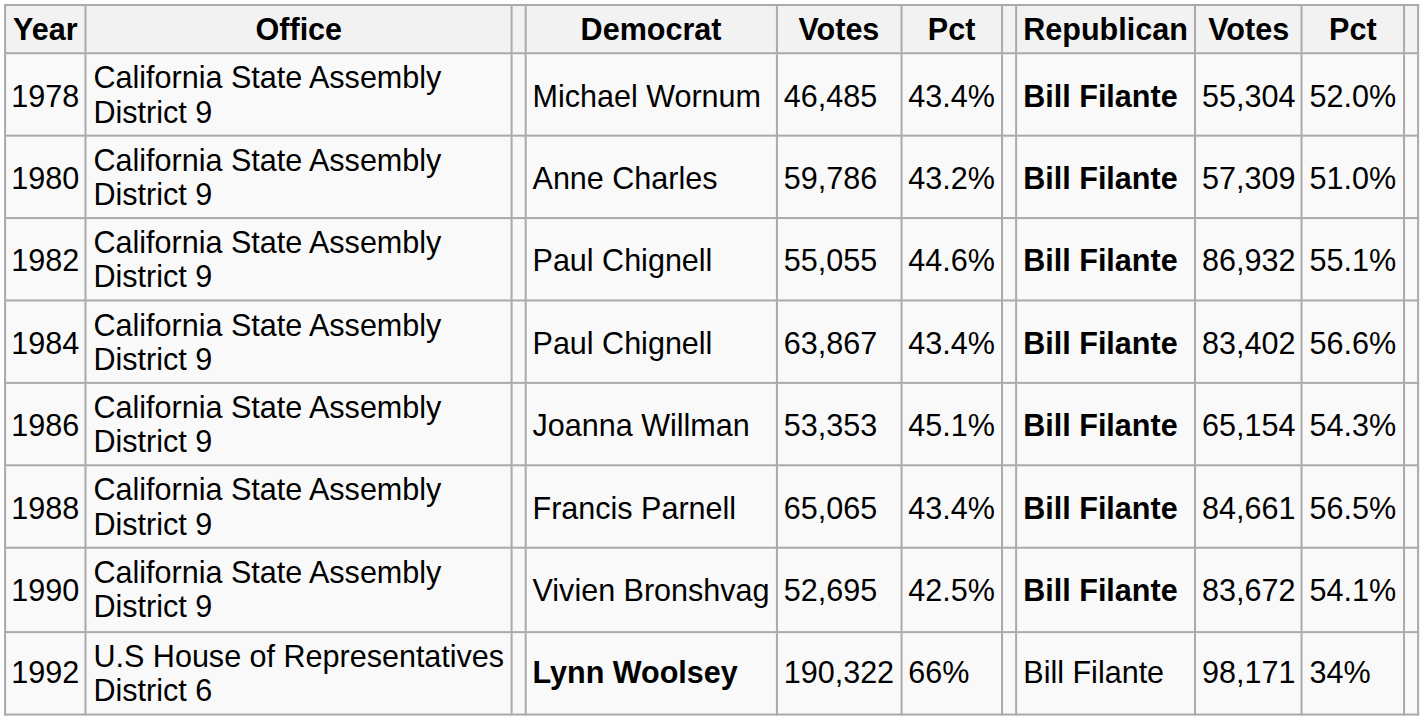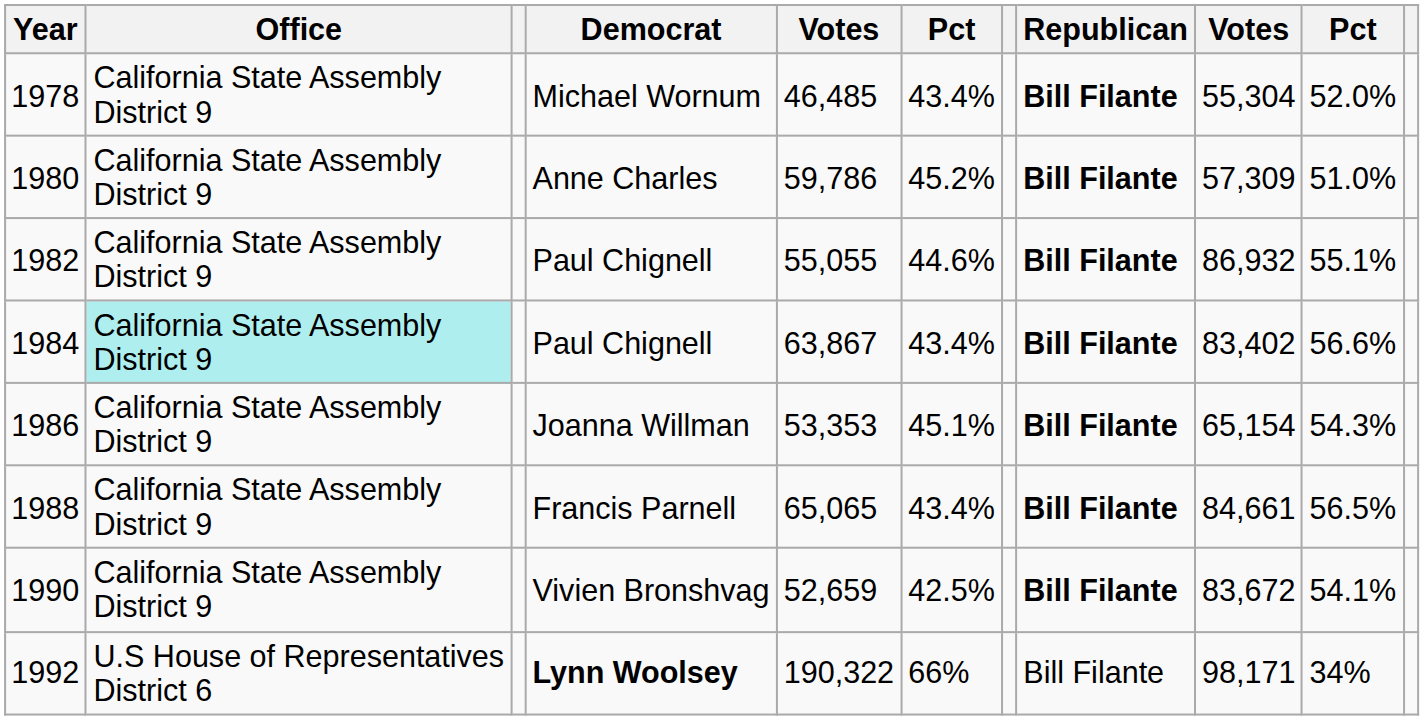(952, 177) 43.2% -> (952, 177) 45.2%
(267, 342) no background -> (267, 342) paleturquoise background
(830, 590) 52,695 -> (830, 590) 52,659
